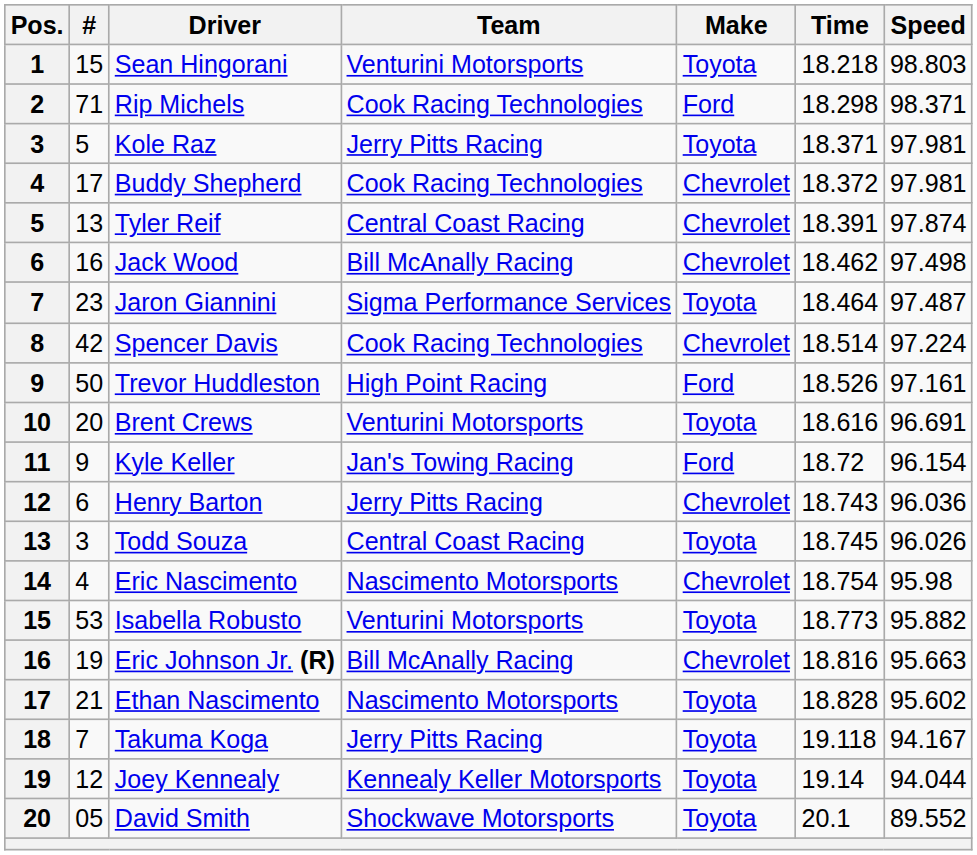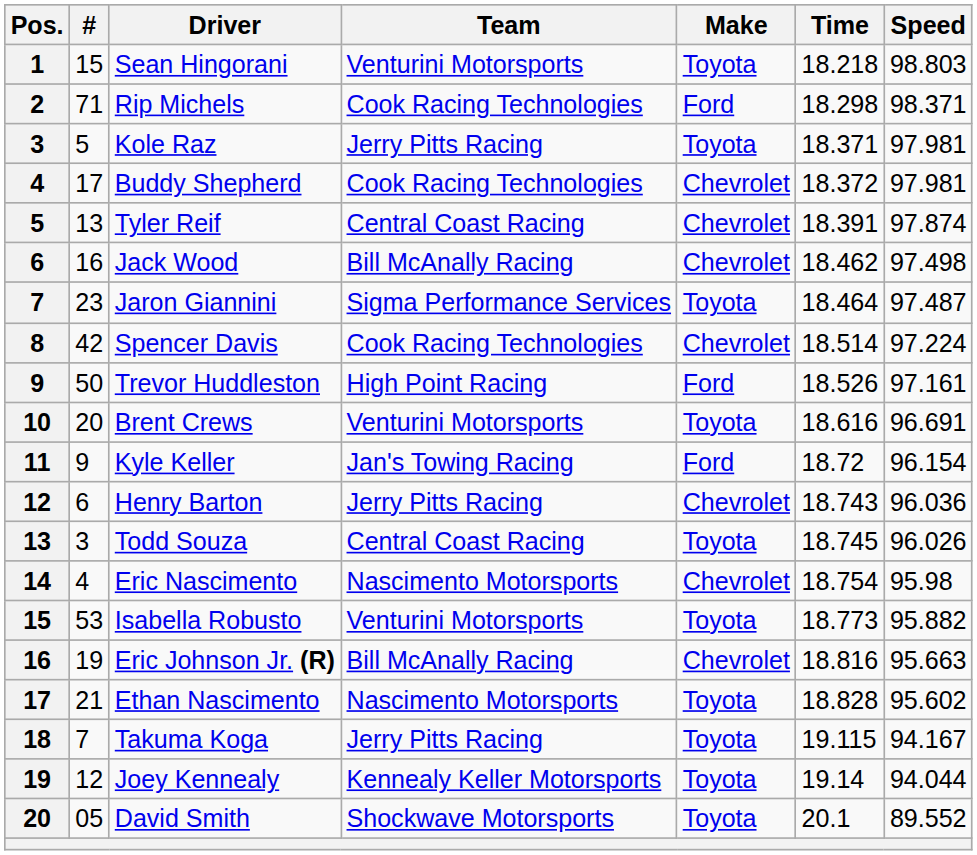(839, 740) 19.118 -> (839, 740) 19.115
